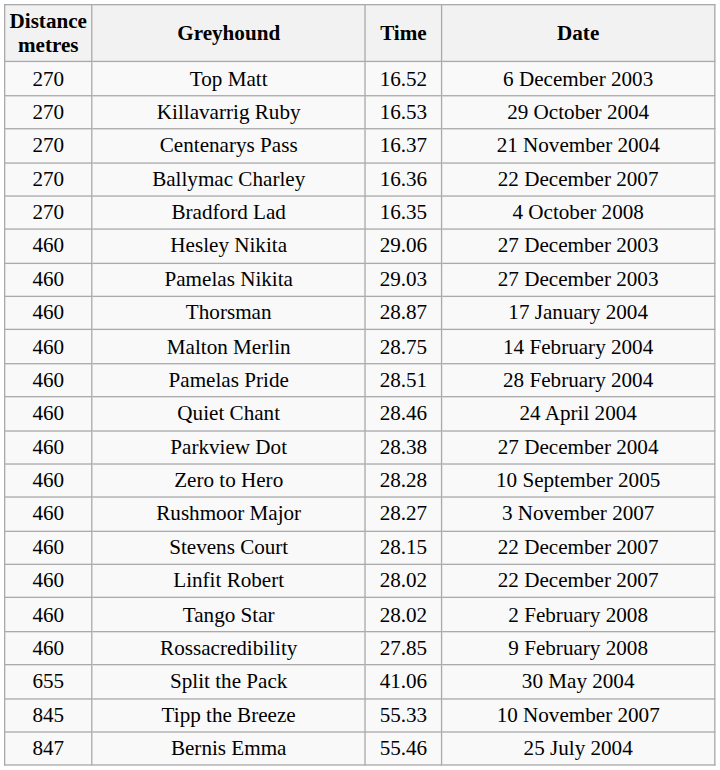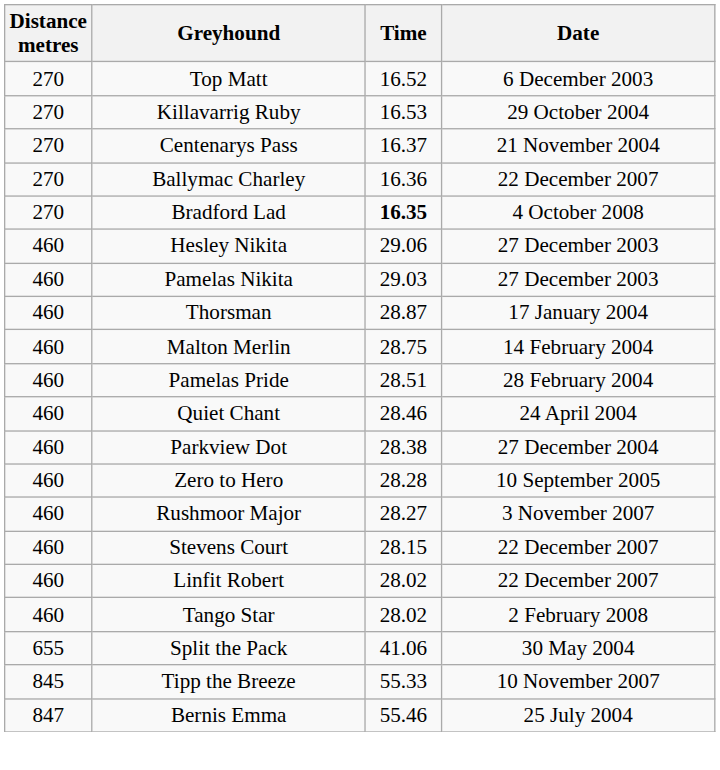(403, 212) normal -> (403, 212) bold
- row: (229, 647)
